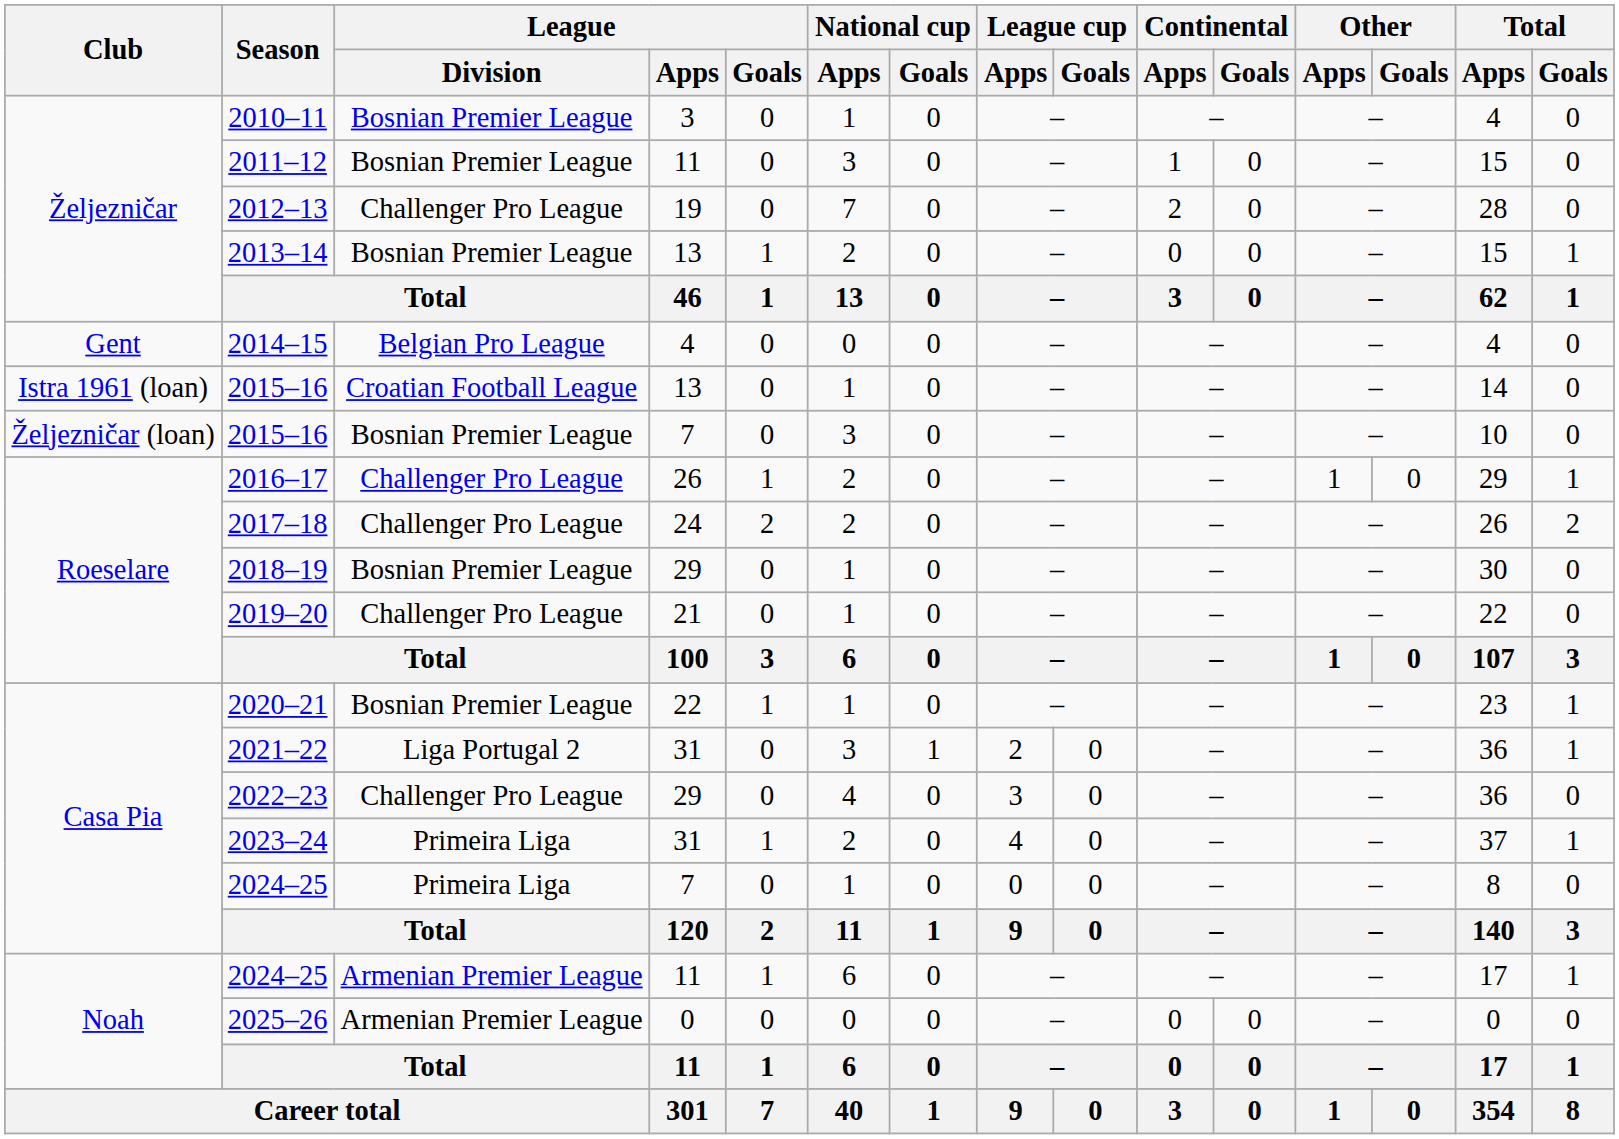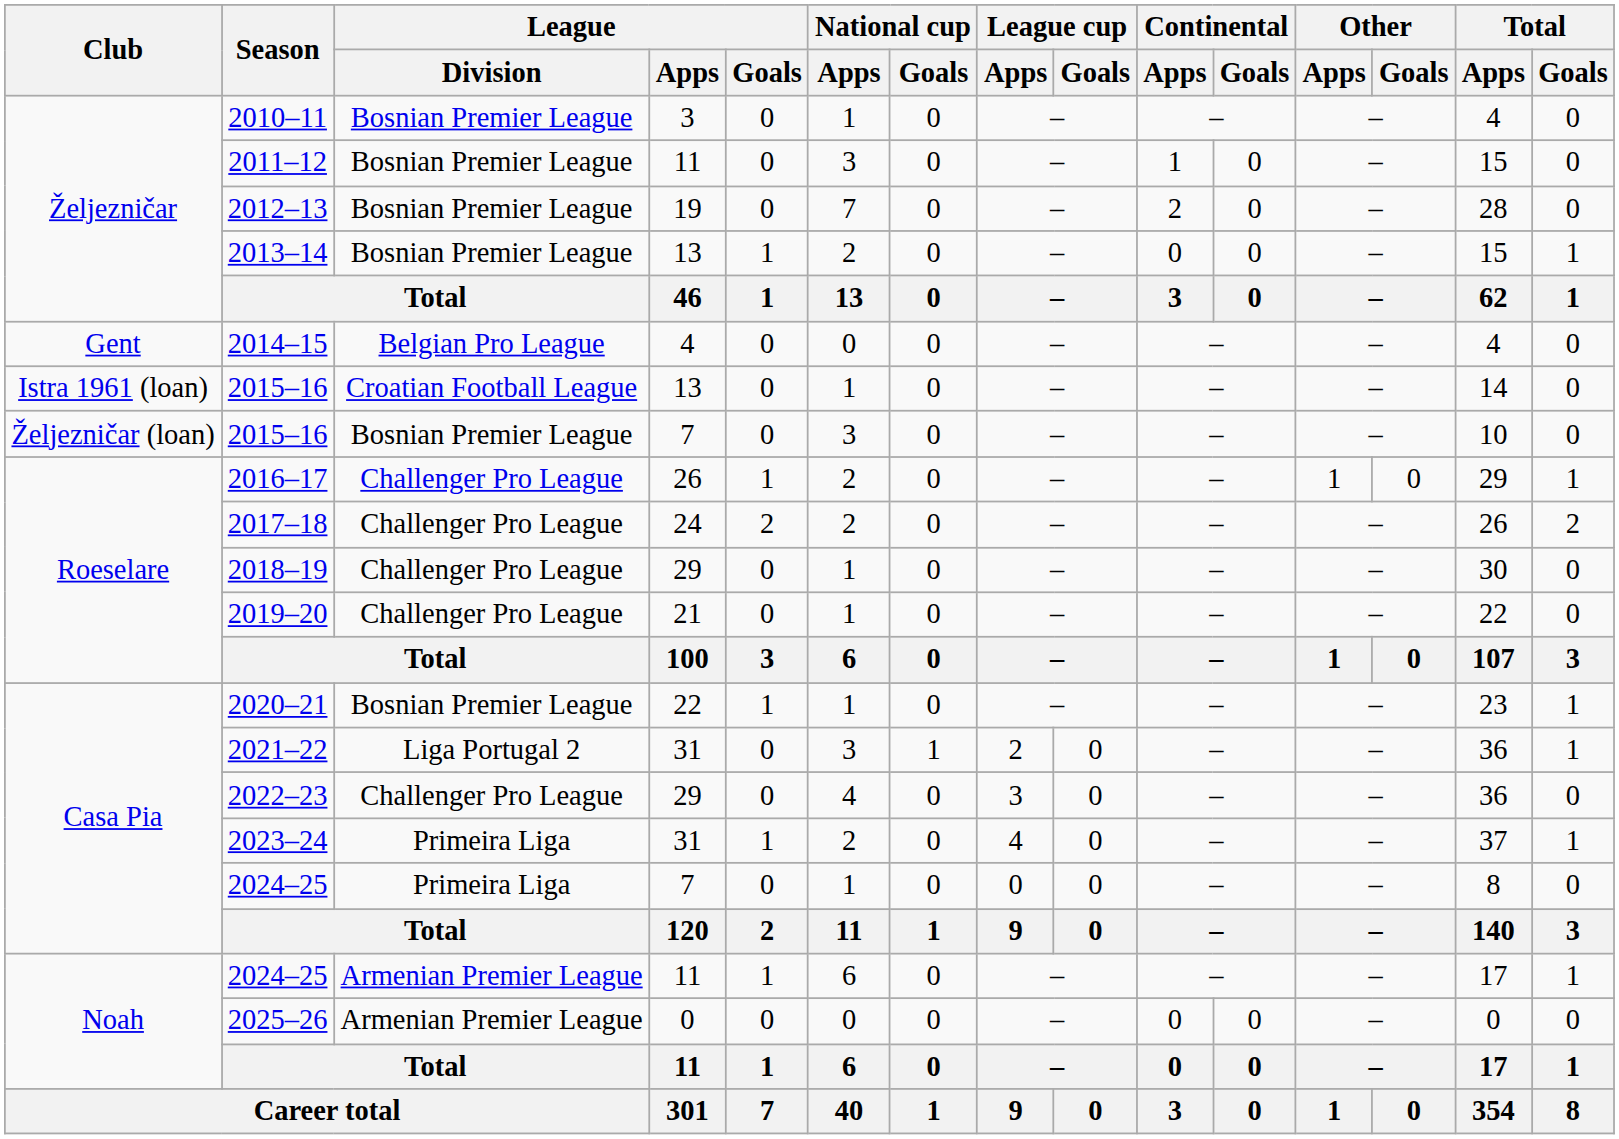(492, 207) Challenger Pro League -> (492, 207) Bosnian Premier League
(492, 569) Bosnian Premier League -> (492, 569) Challenger Pro League
